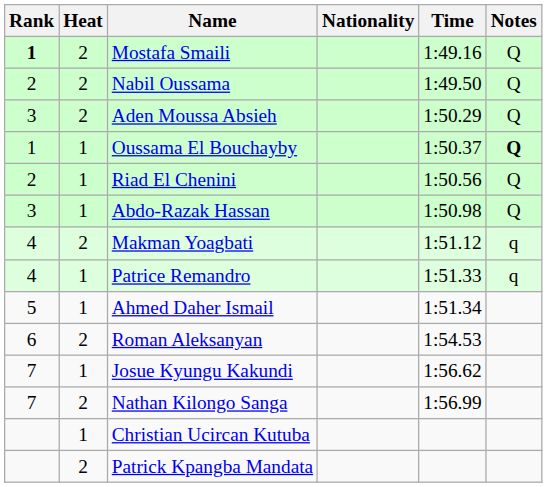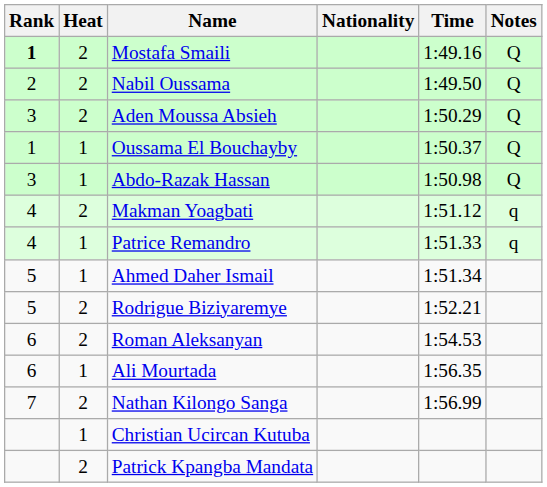(514, 147) bold -> (514, 147) normal
- row: (174, 179)
+ row: (199, 307)
+ row: (164, 370)
- row: (202, 370)
